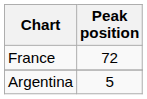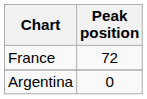(110, 81) 5 -> (110, 81) 0
